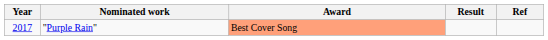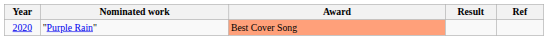(22, 27) 2017 -> (22, 27) 2020
